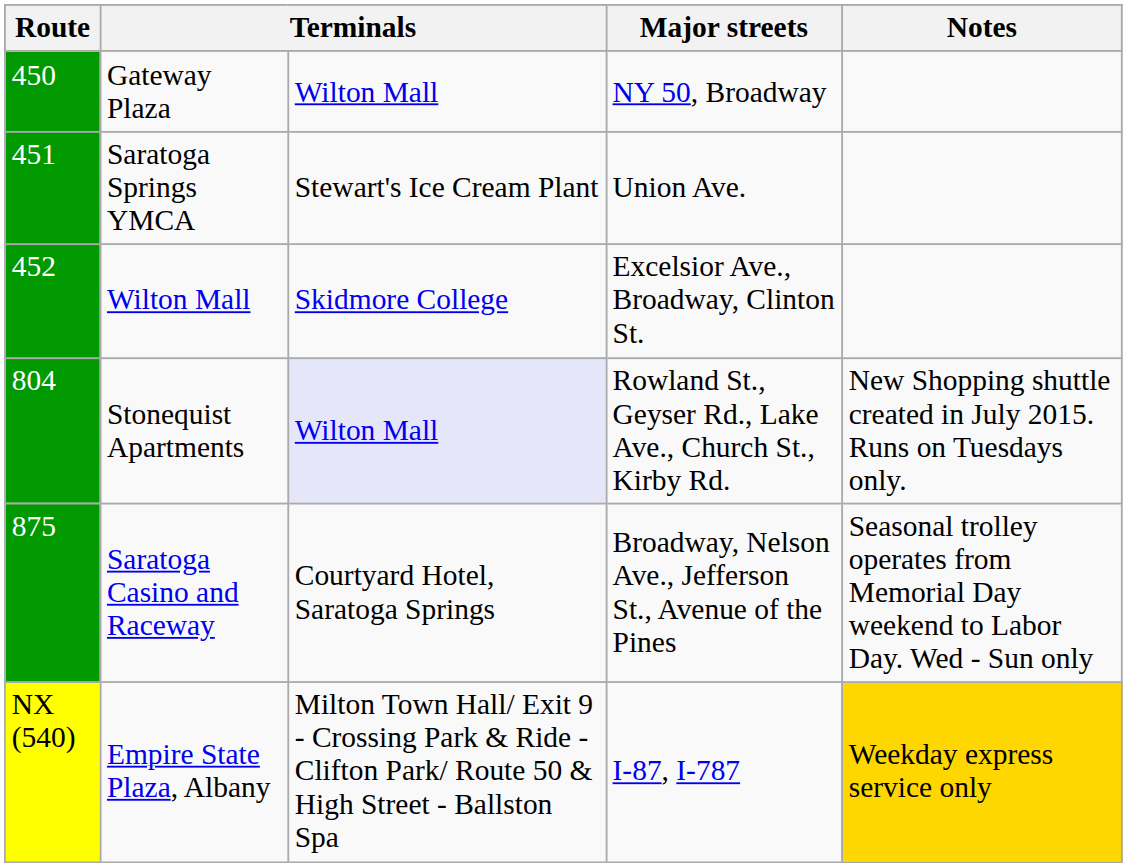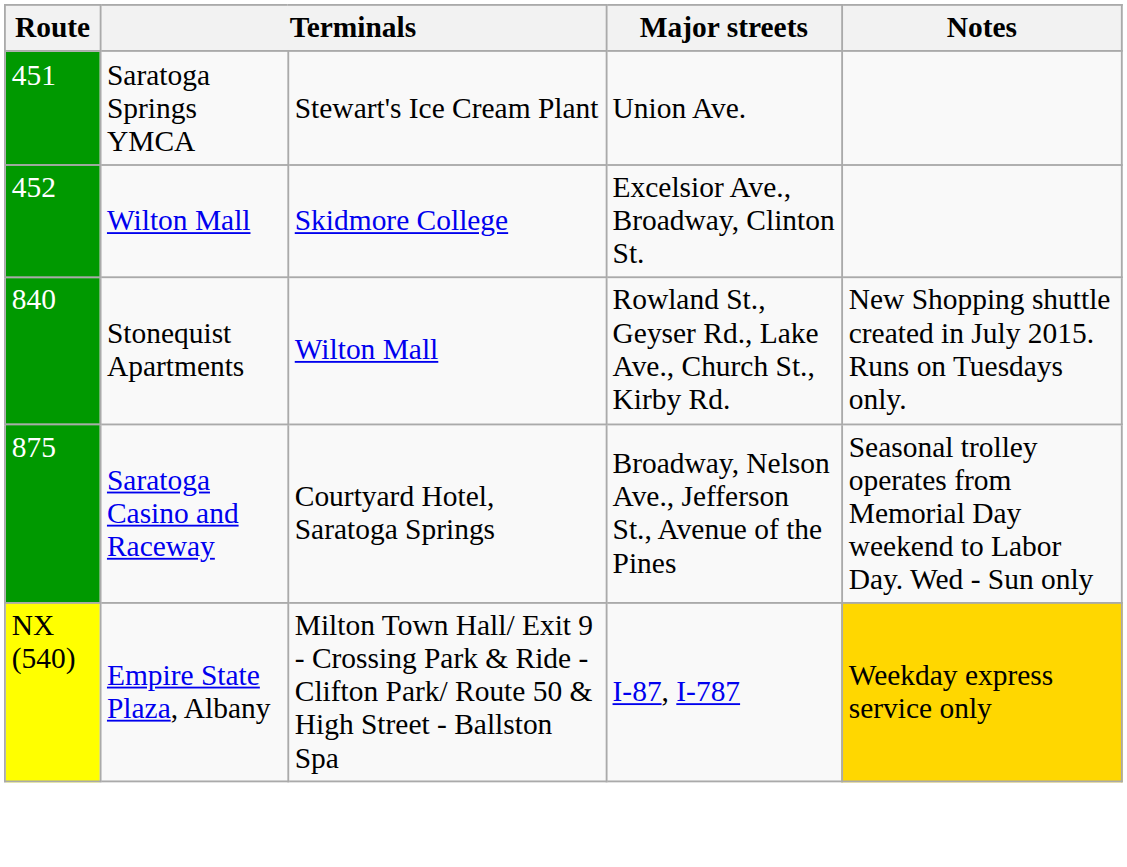- row: (159, 91)
(34, 380) 804 -> (34, 300) 840
(367, 429) lavender background -> (367, 350) no background
